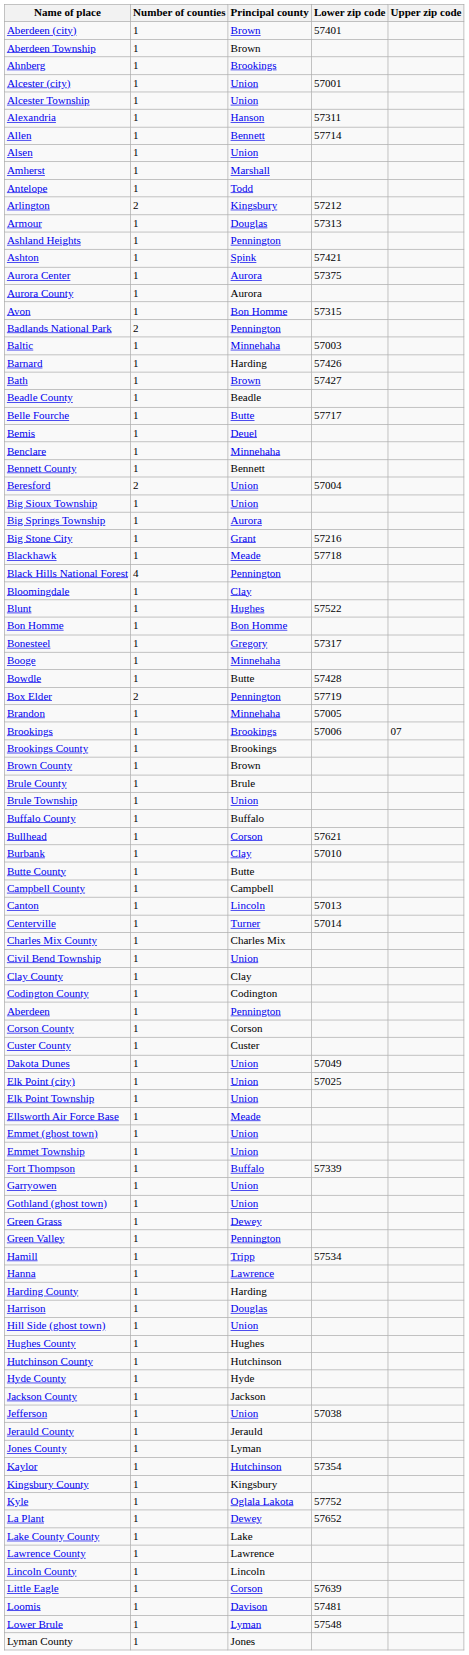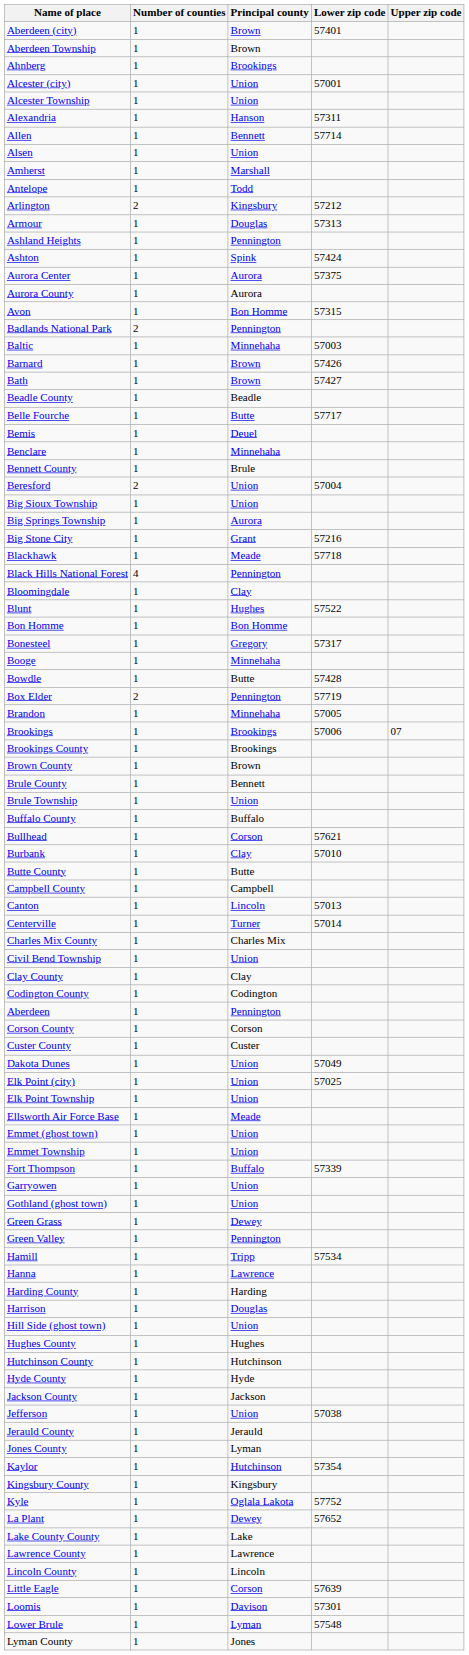(328, 258) 57421 -> (328, 258) 57424
(249, 363) Harding -> (246, 363) Brown
(248, 468) Bennett -> (243, 468) Brule
(243, 783) Brule -> (248, 783) Bennett
(328, 1606) 57481 -> (328, 1606) 57301
